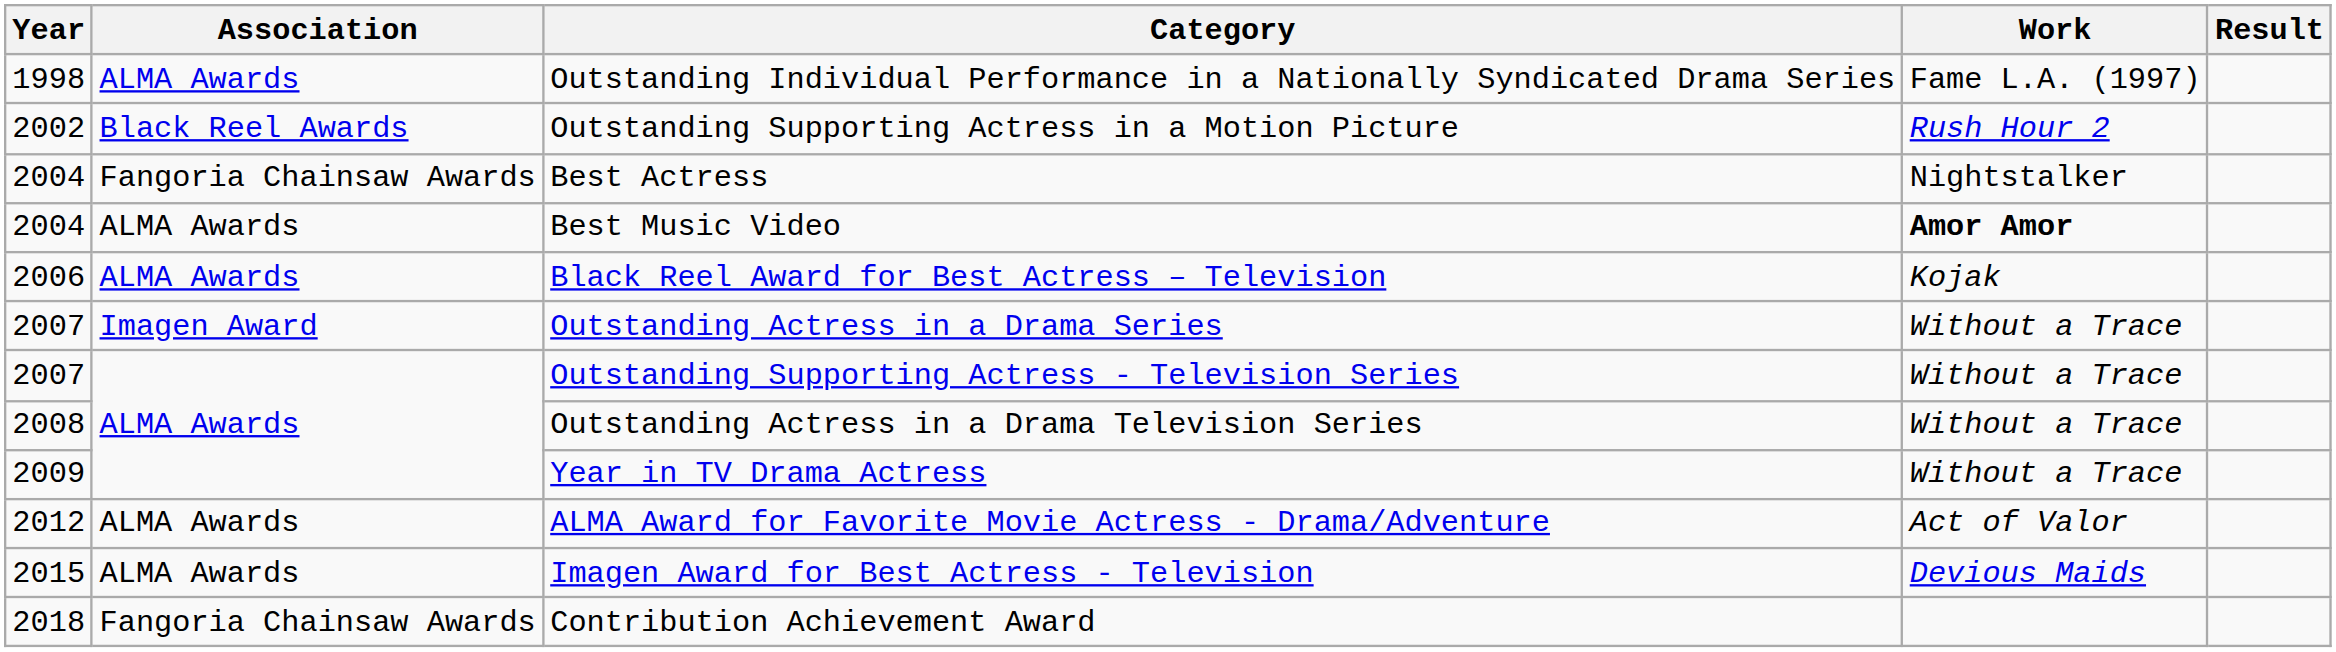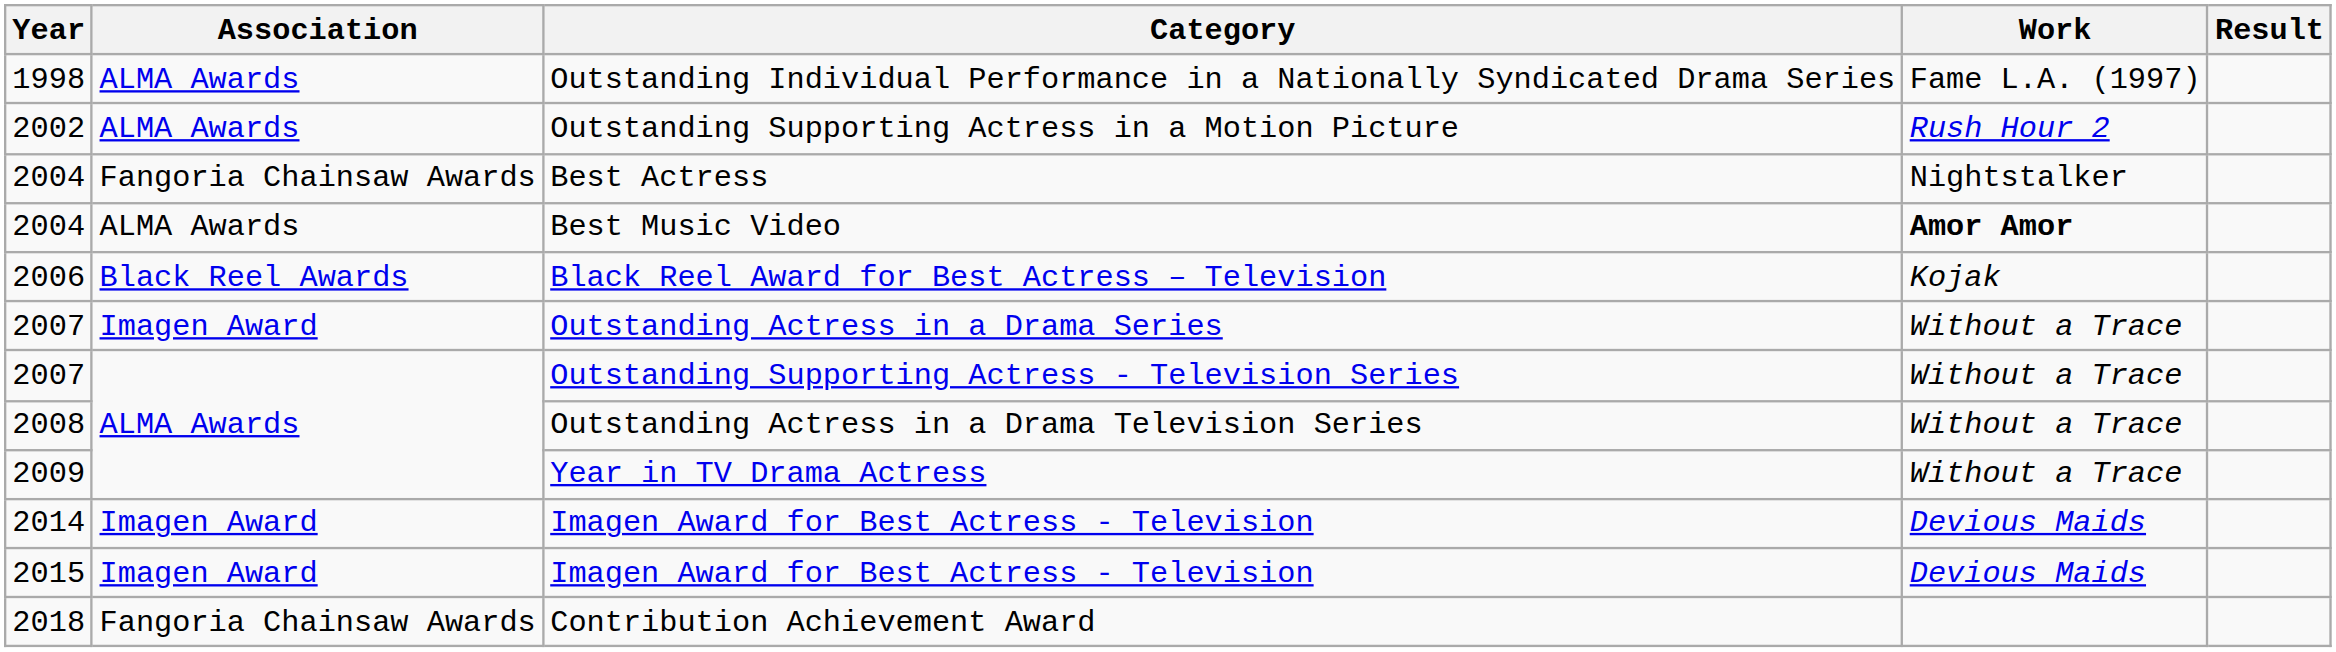(254, 129) Black Reel Awards -> (200, 129) ALMA Awards
(200, 277) ALMA Awards -> (254, 277) Black Reel Awards
- row: (49, 524)
+ row: (49, 524)
(200, 573) ALMA Awards -> (209, 573) Imagen Award
